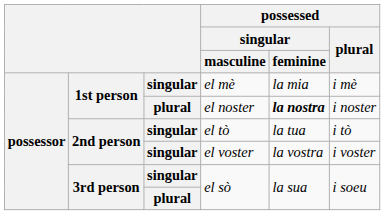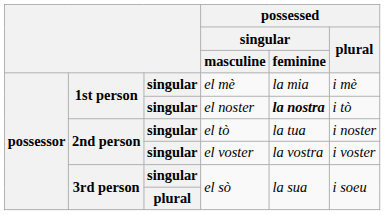(172, 107) plural -> (172, 107) singular
(354, 107) i noster -> (342, 107) i tò
(342, 130) i tò -> (354, 130) i noster
